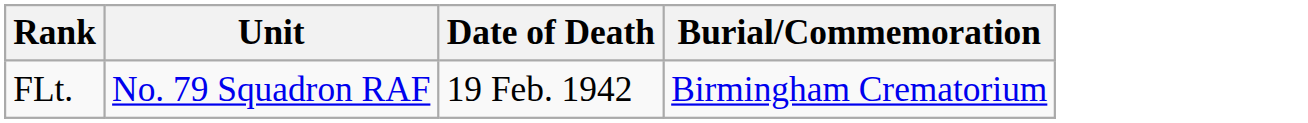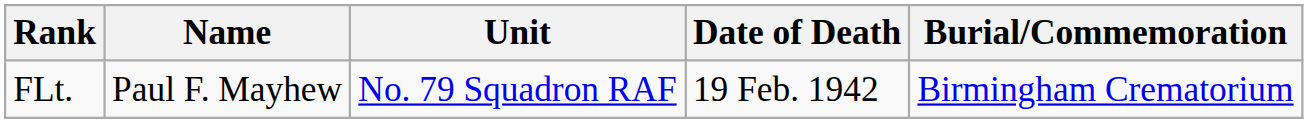+ column: (227, 32)
